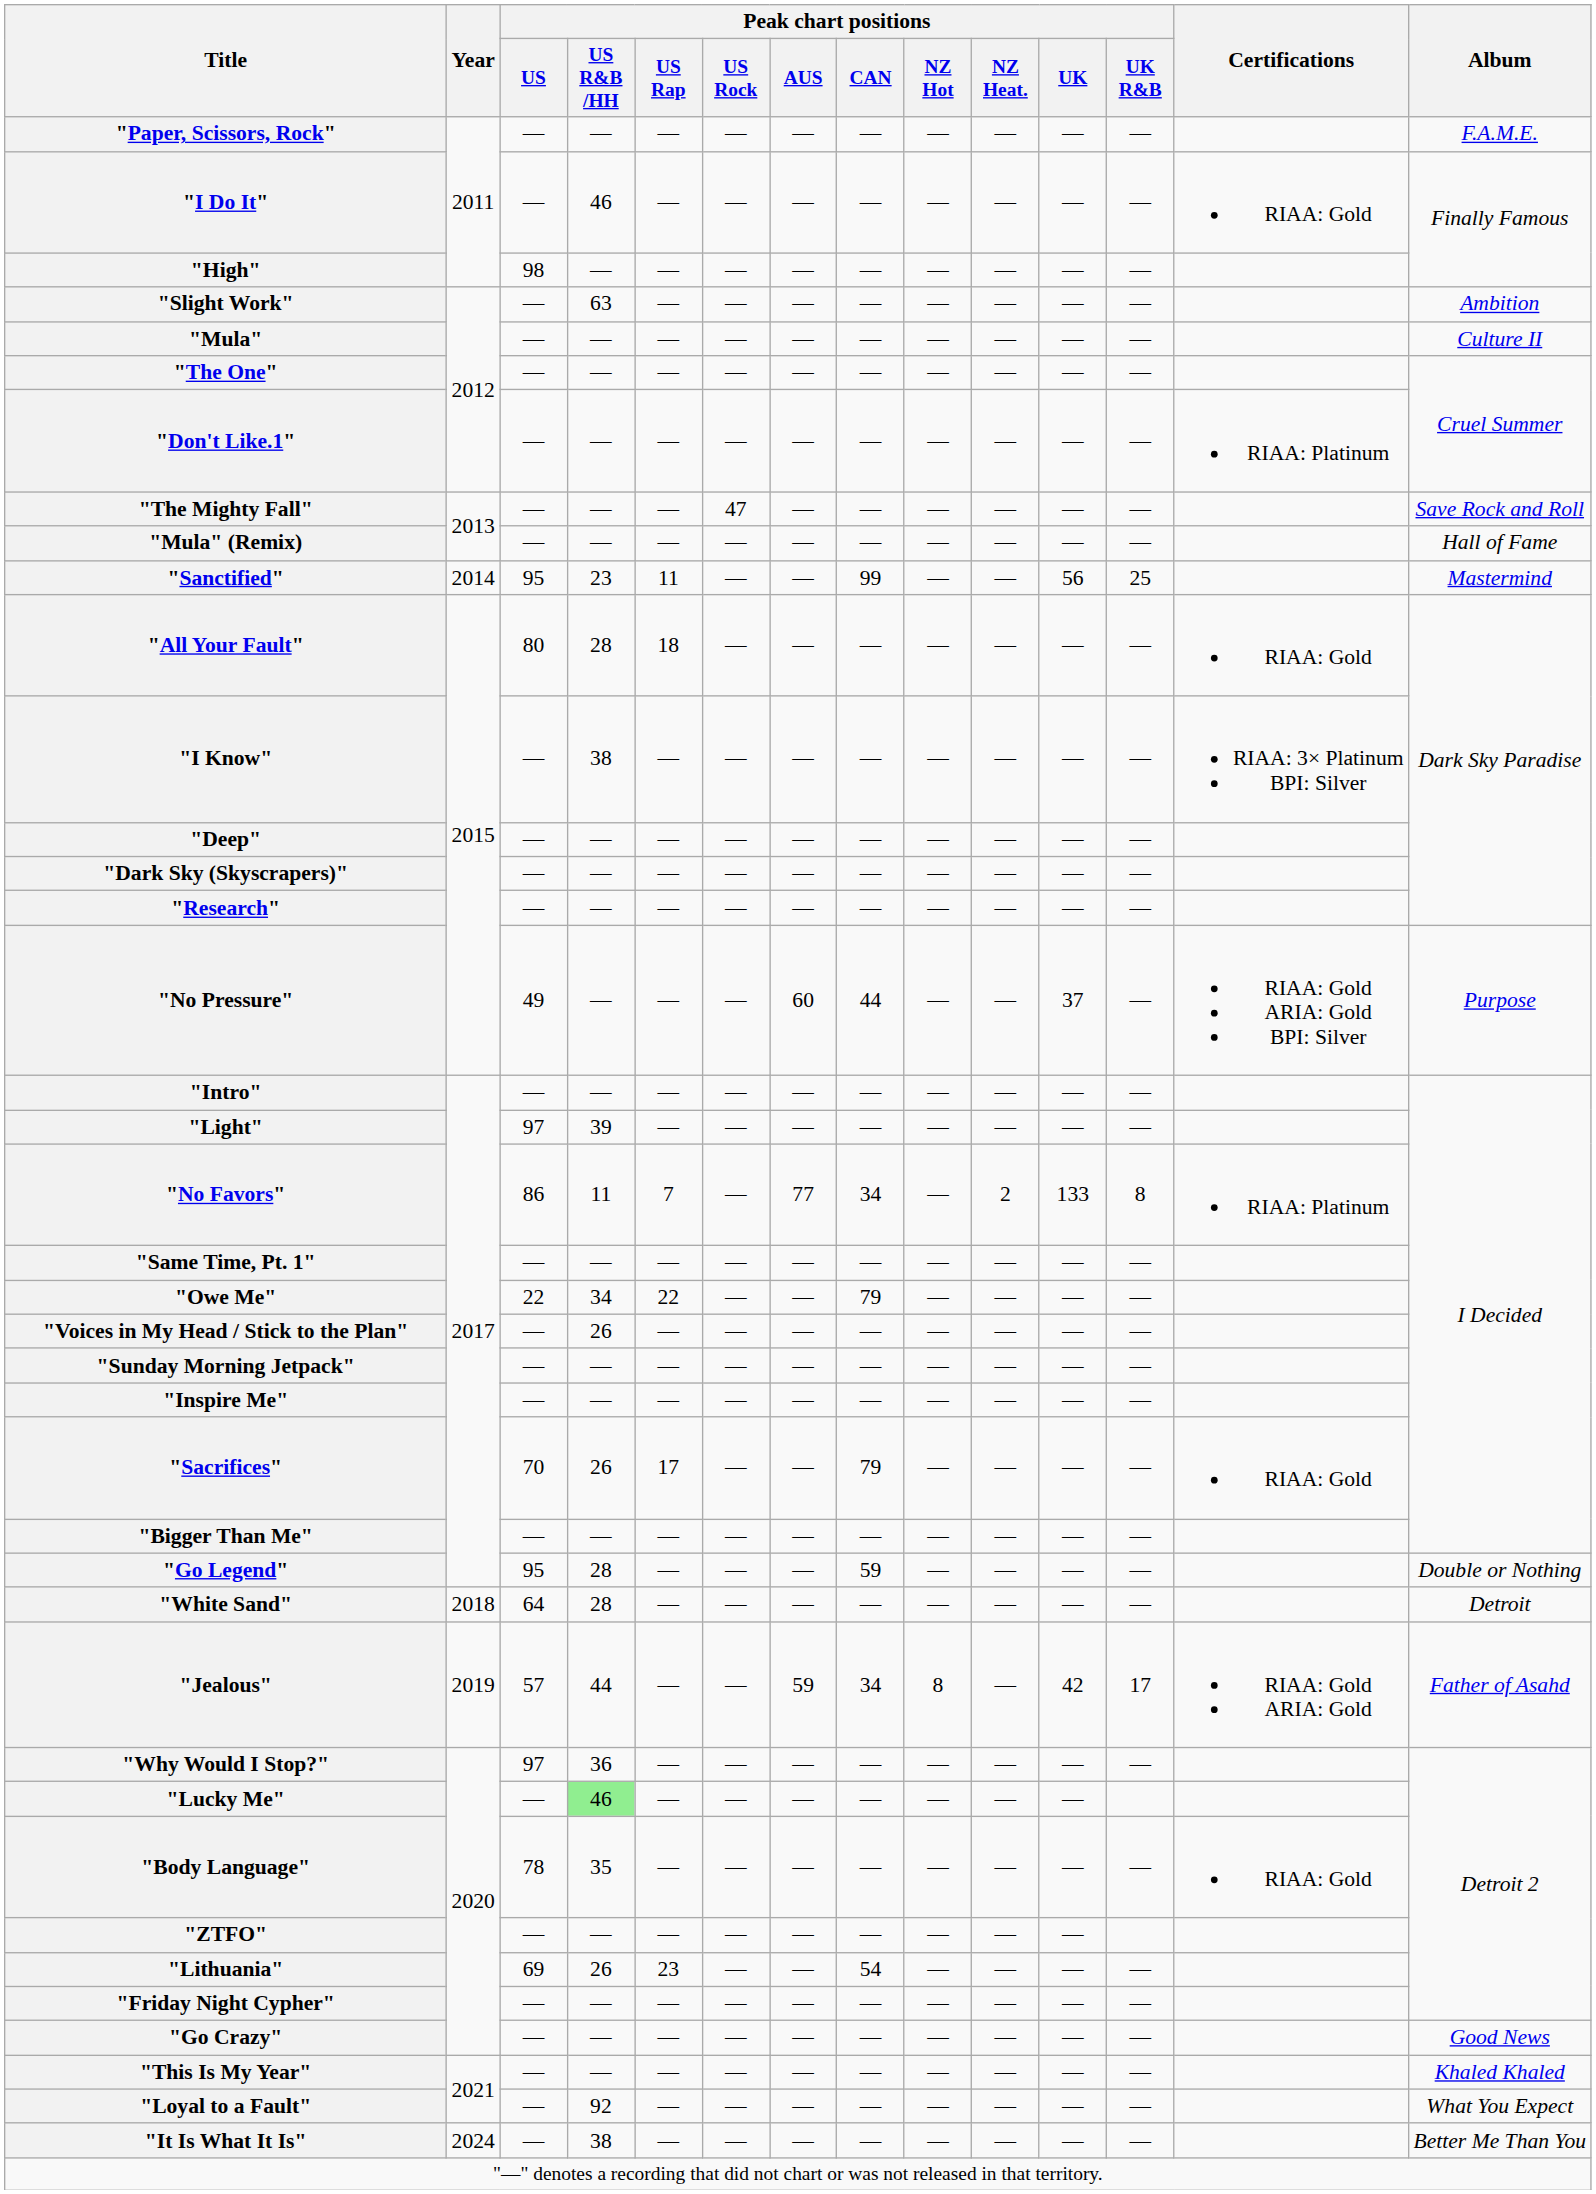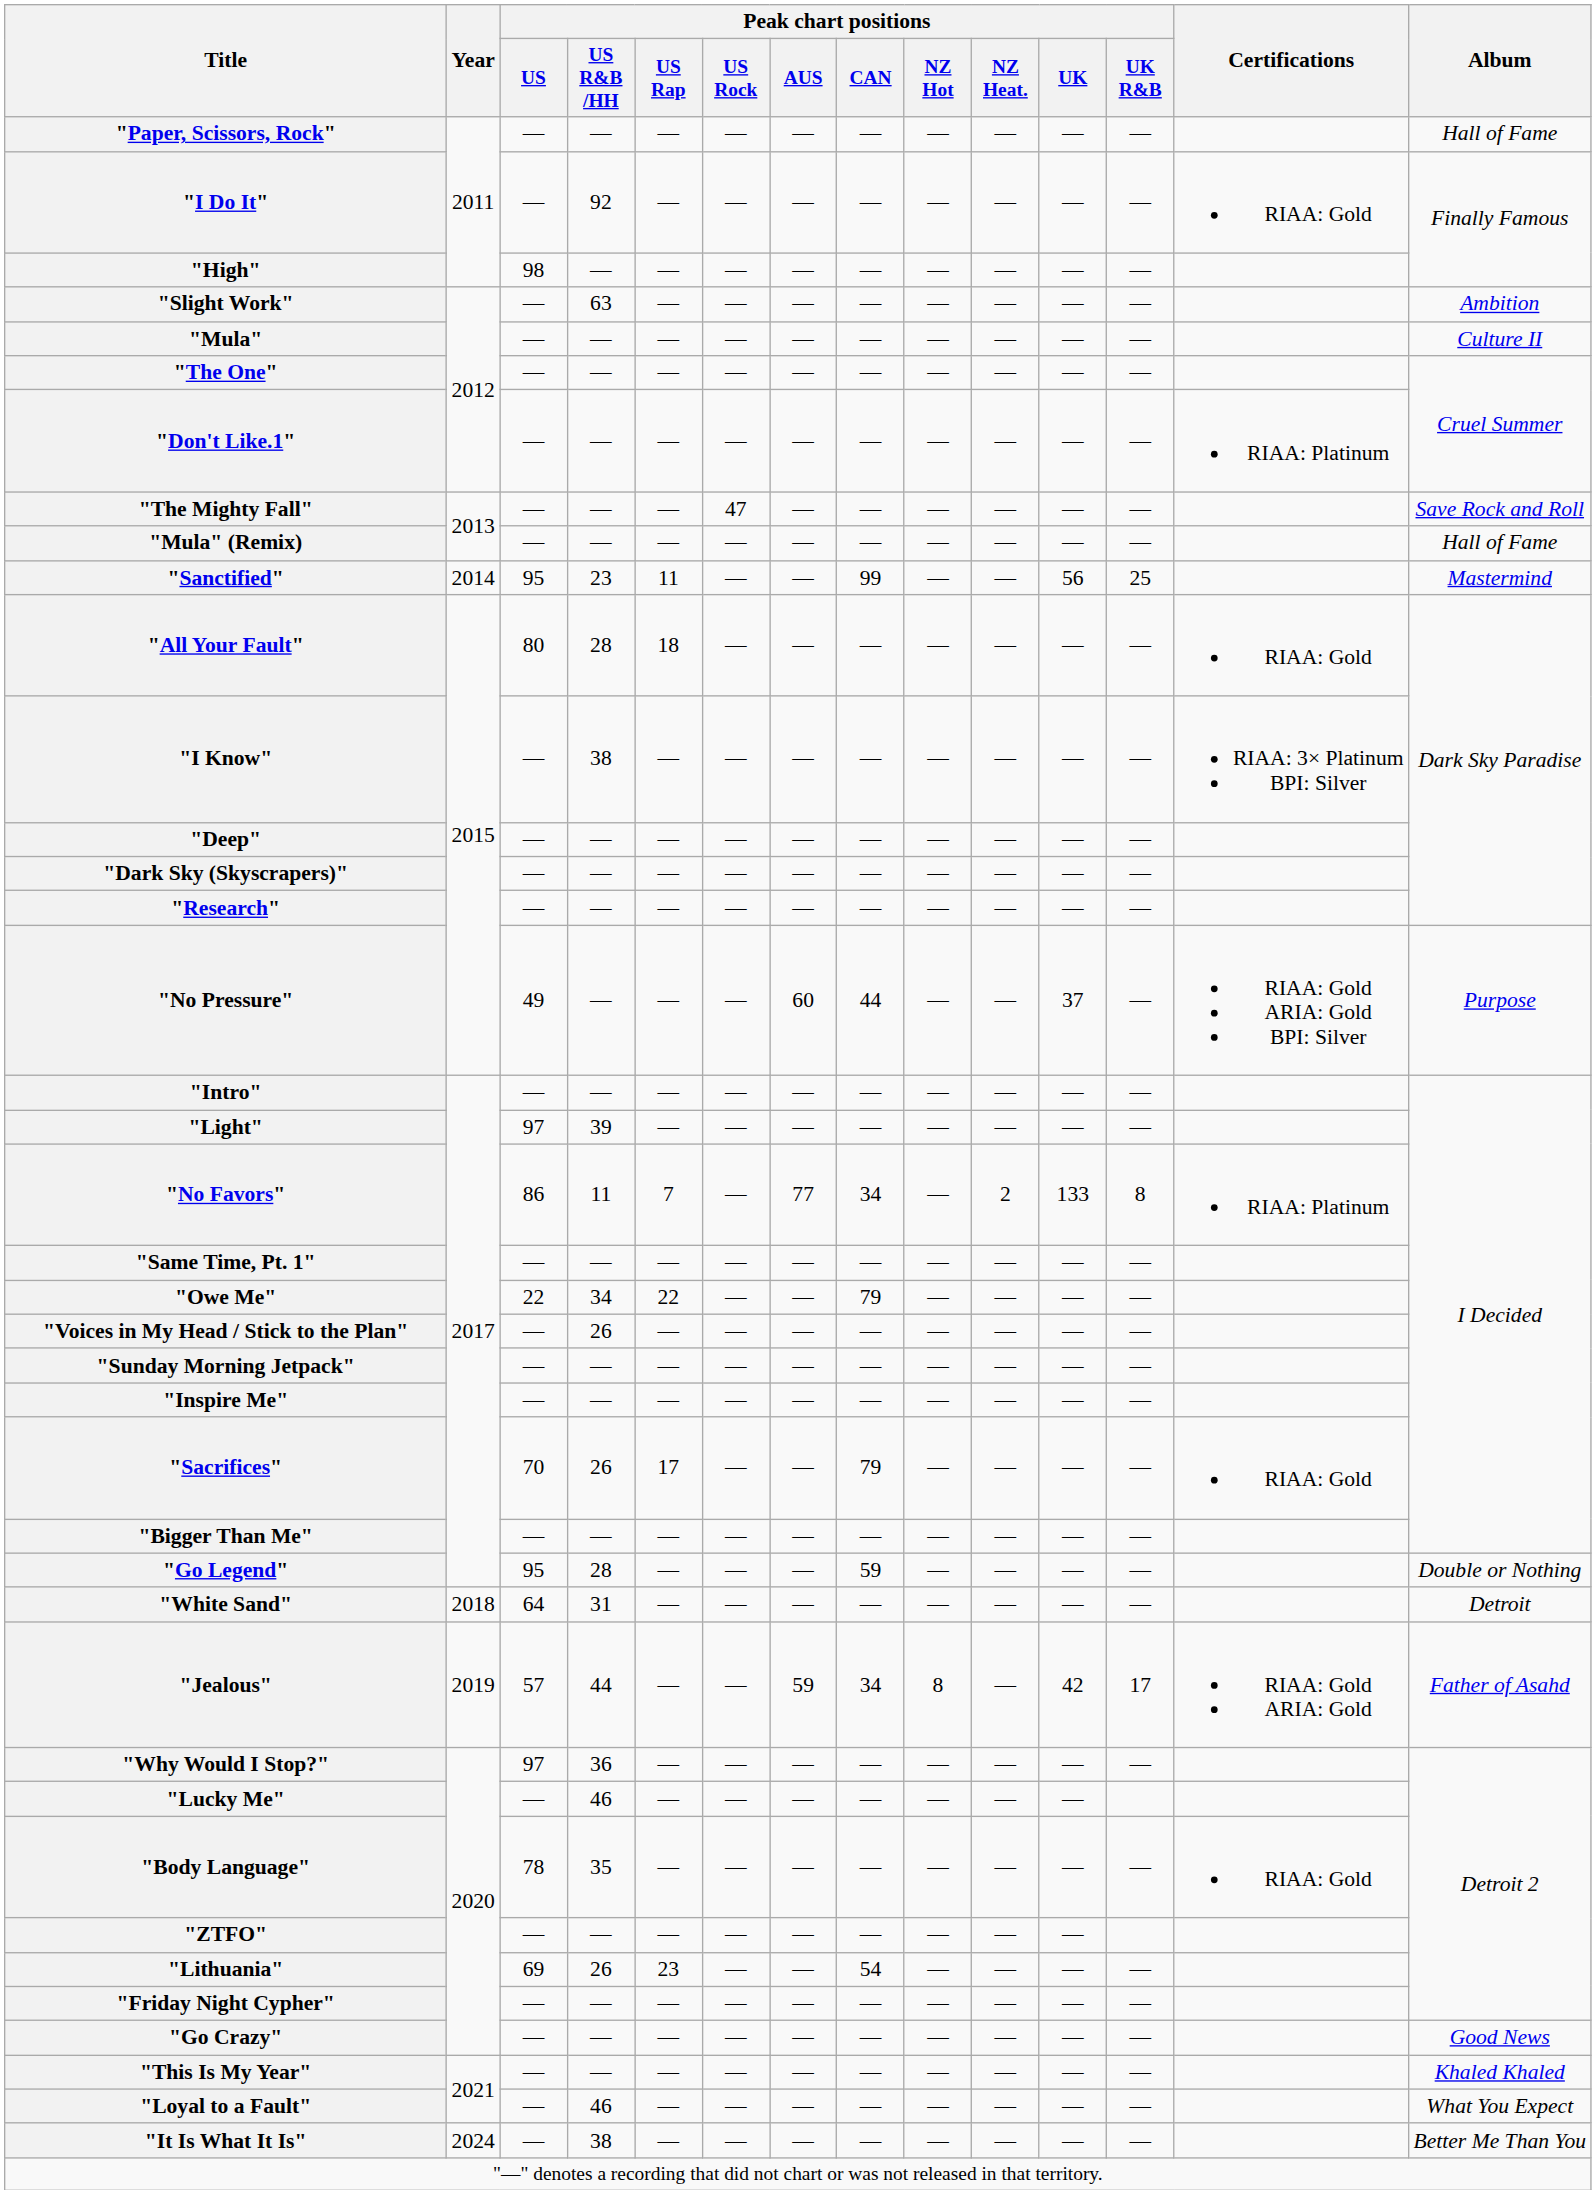(1500, 133) F.A.M.E. -> (1500, 133) Hall of Fame
(601, 201) 46 -> (601, 201) 92
(601, 1604) 28 -> (601, 1604) 31
(601, 1798) lightgreen background -> (601, 1798) no background
(601, 2106) 92 -> (601, 2106) 46
